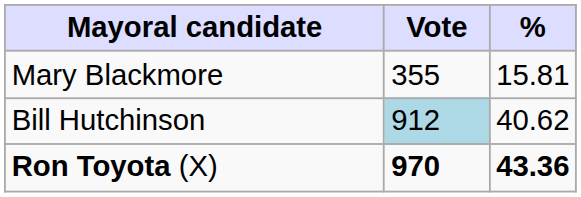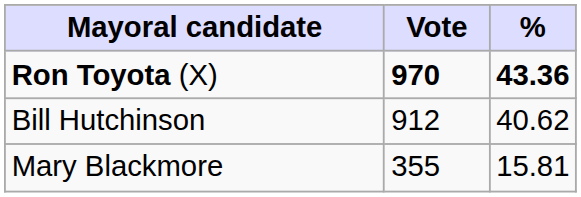rows swapped: (115, 167) <-> (117, 74)
(416, 120) lightblue background -> (416, 120) no background
